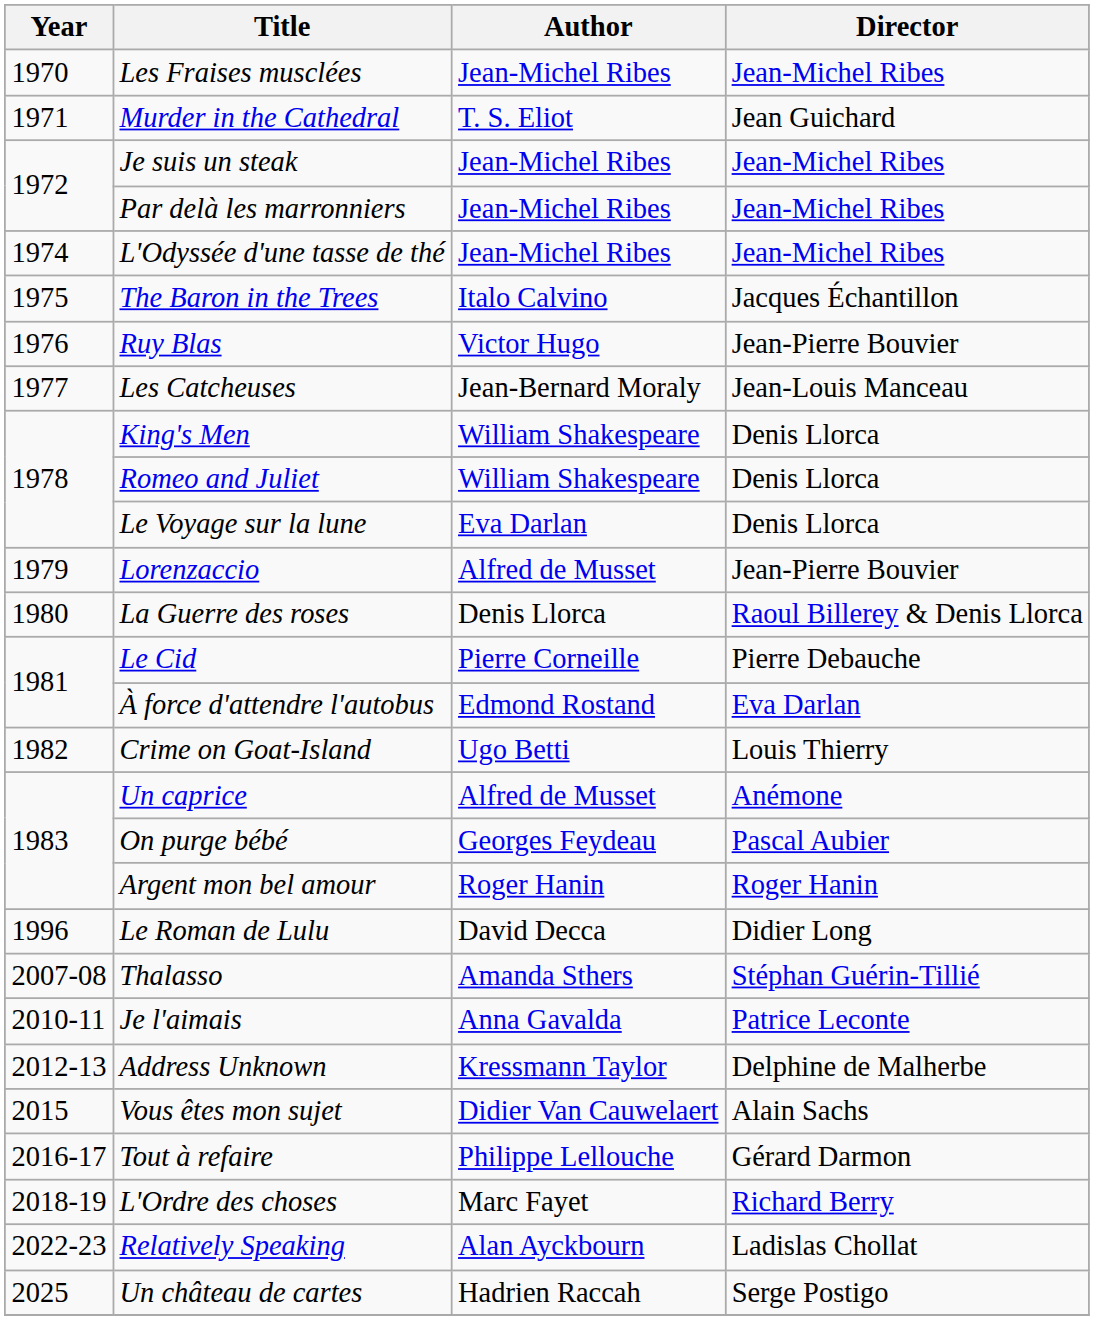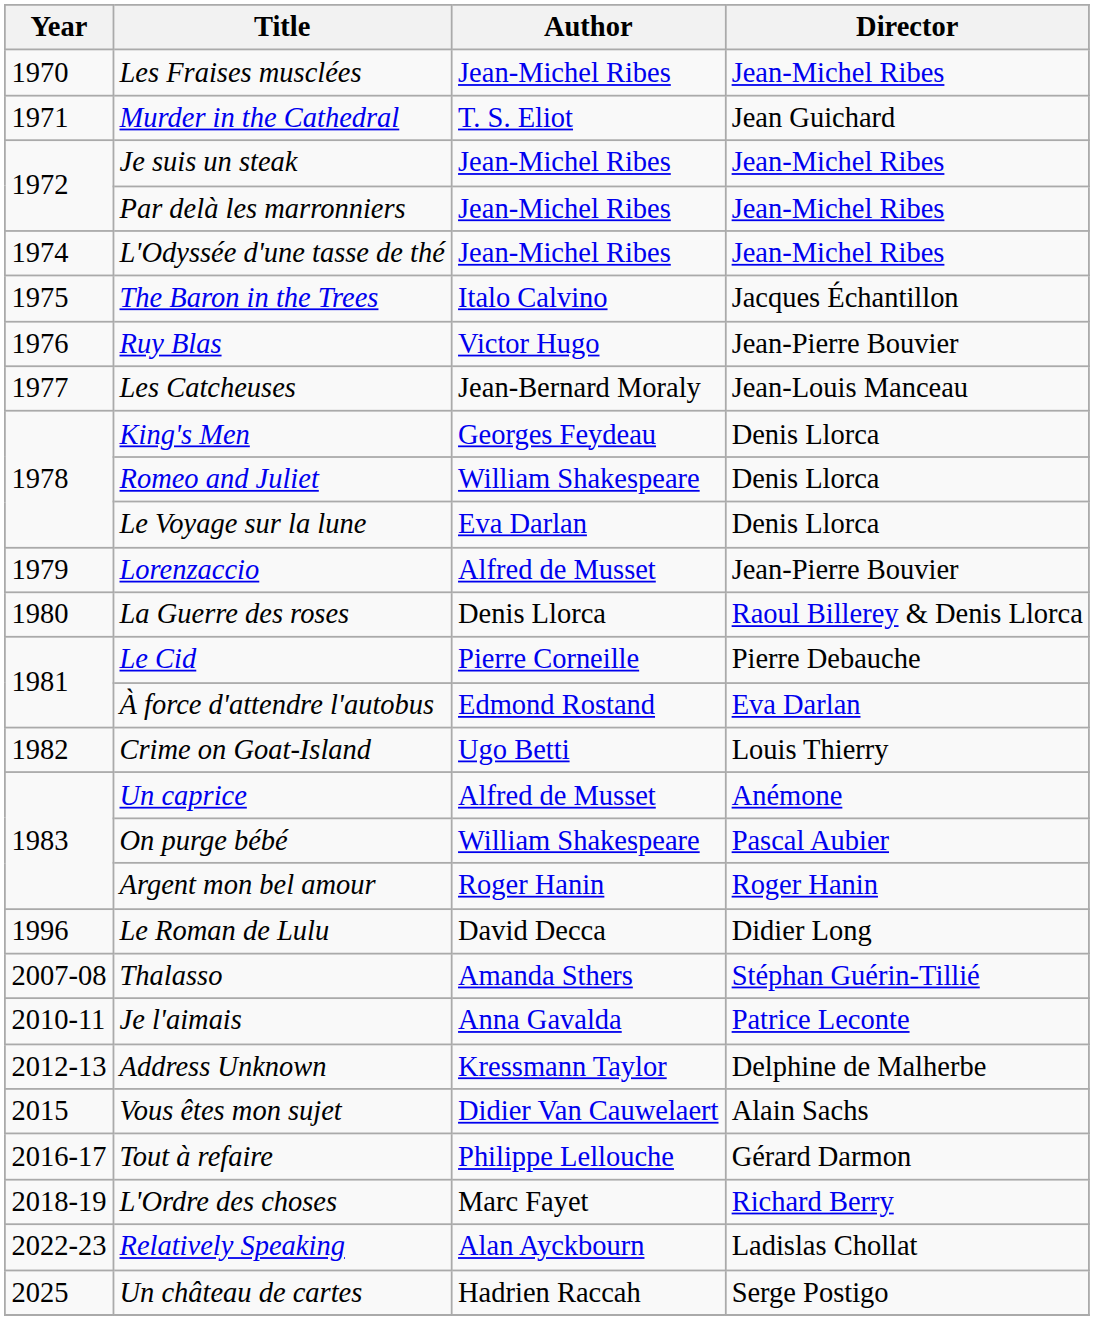(579, 433) William Shakespeare -> (557, 433) Georges Feydeau
(557, 840) Georges Feydeau -> (579, 840) William Shakespeare
